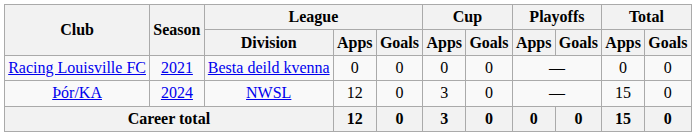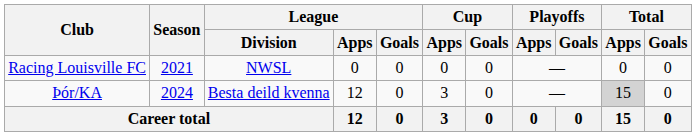(269, 67) Besta deild kvenna -> (269, 67) NWSL
(269, 93) NWSL -> (269, 93) Besta deild kvenna
(623, 93) no background -> (623, 93) lightgrey background
